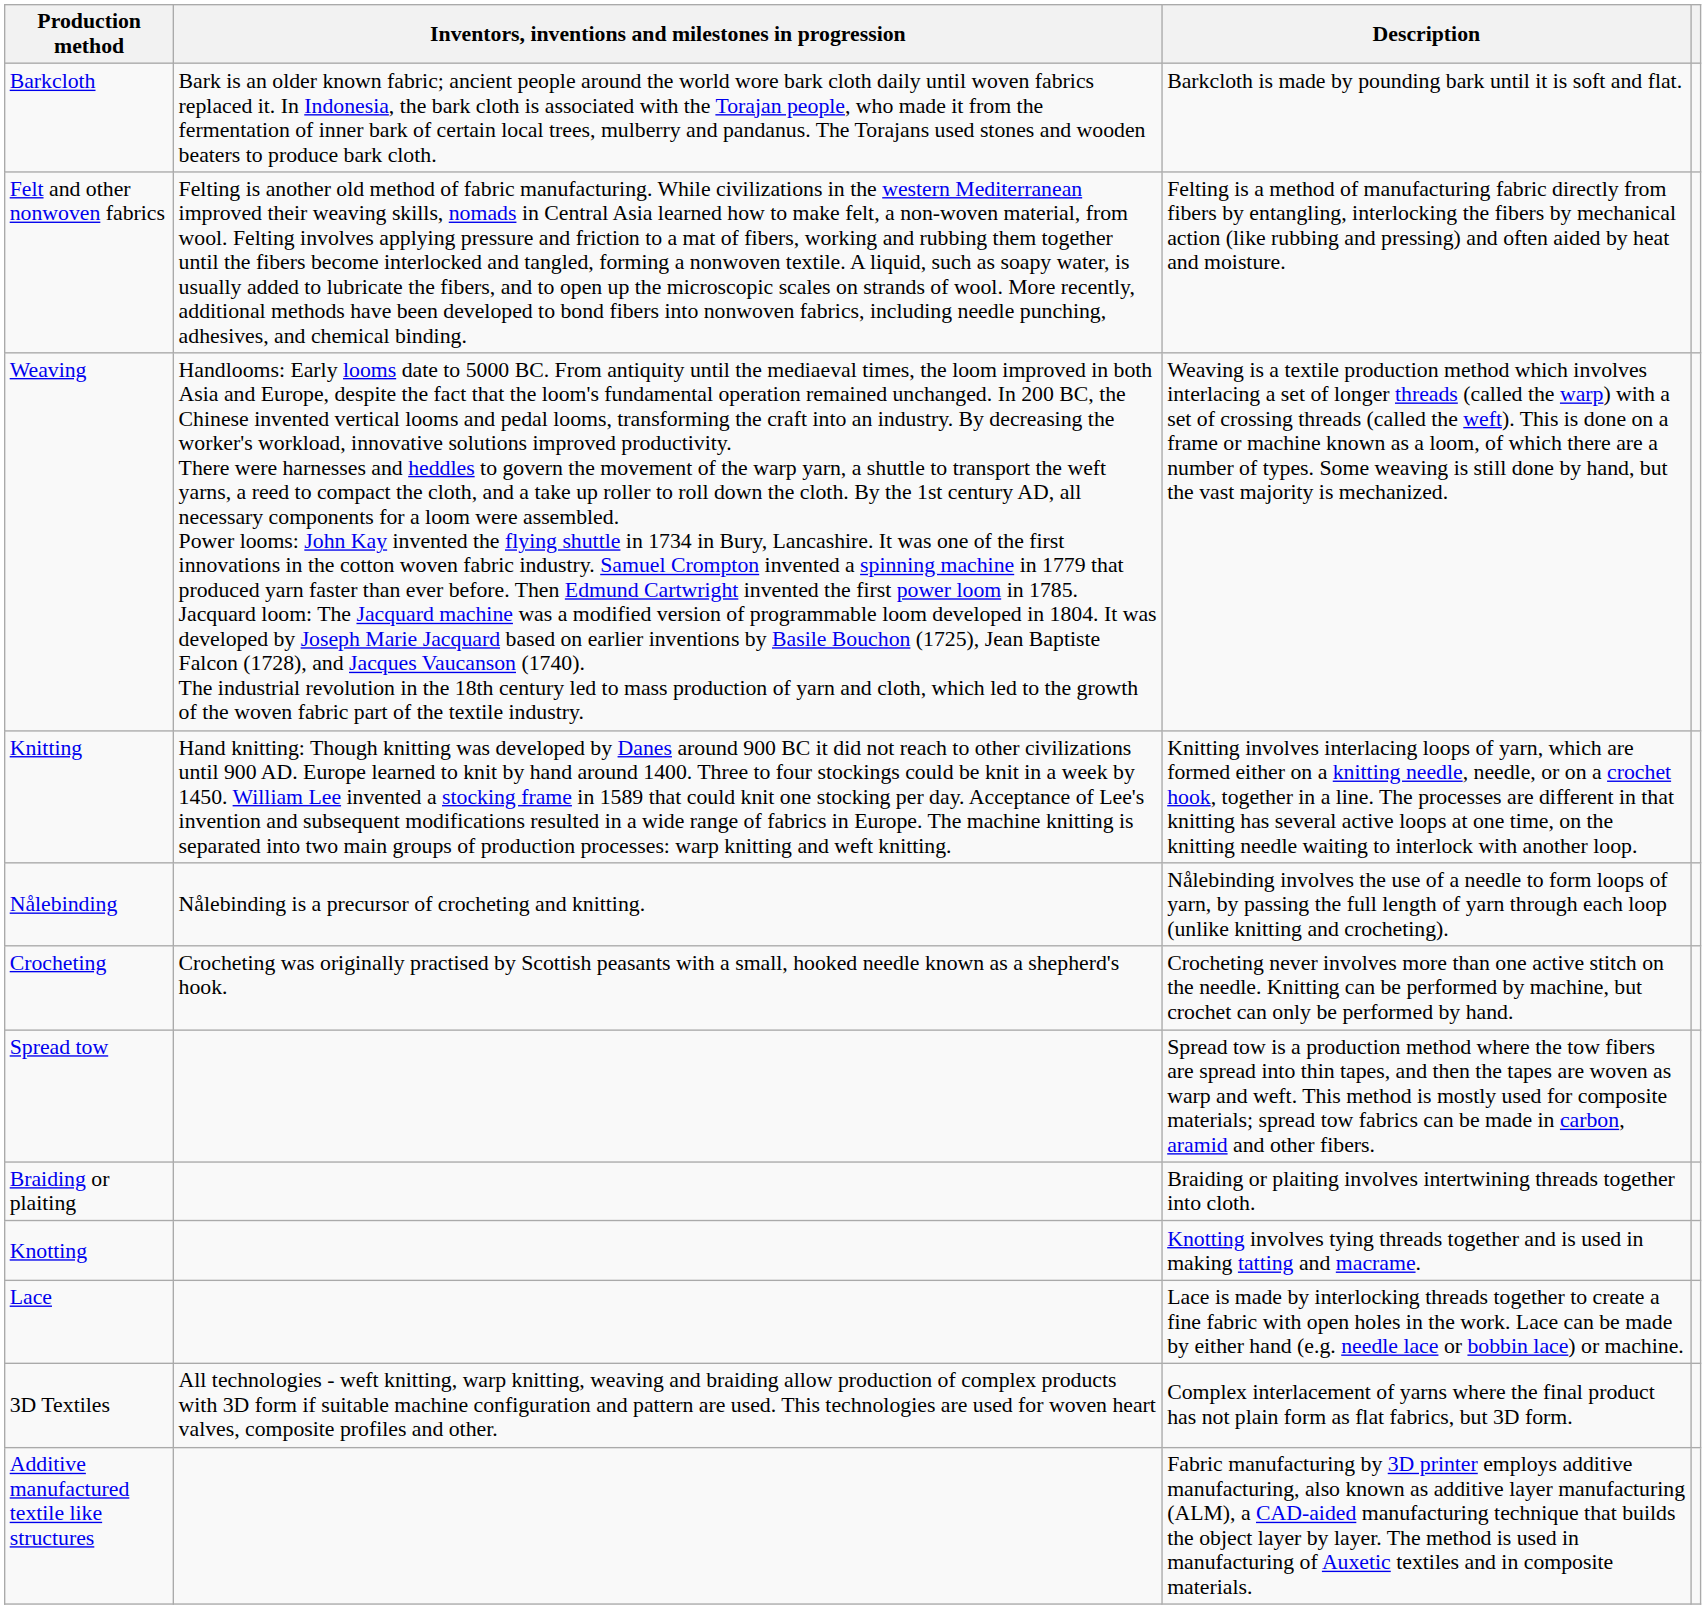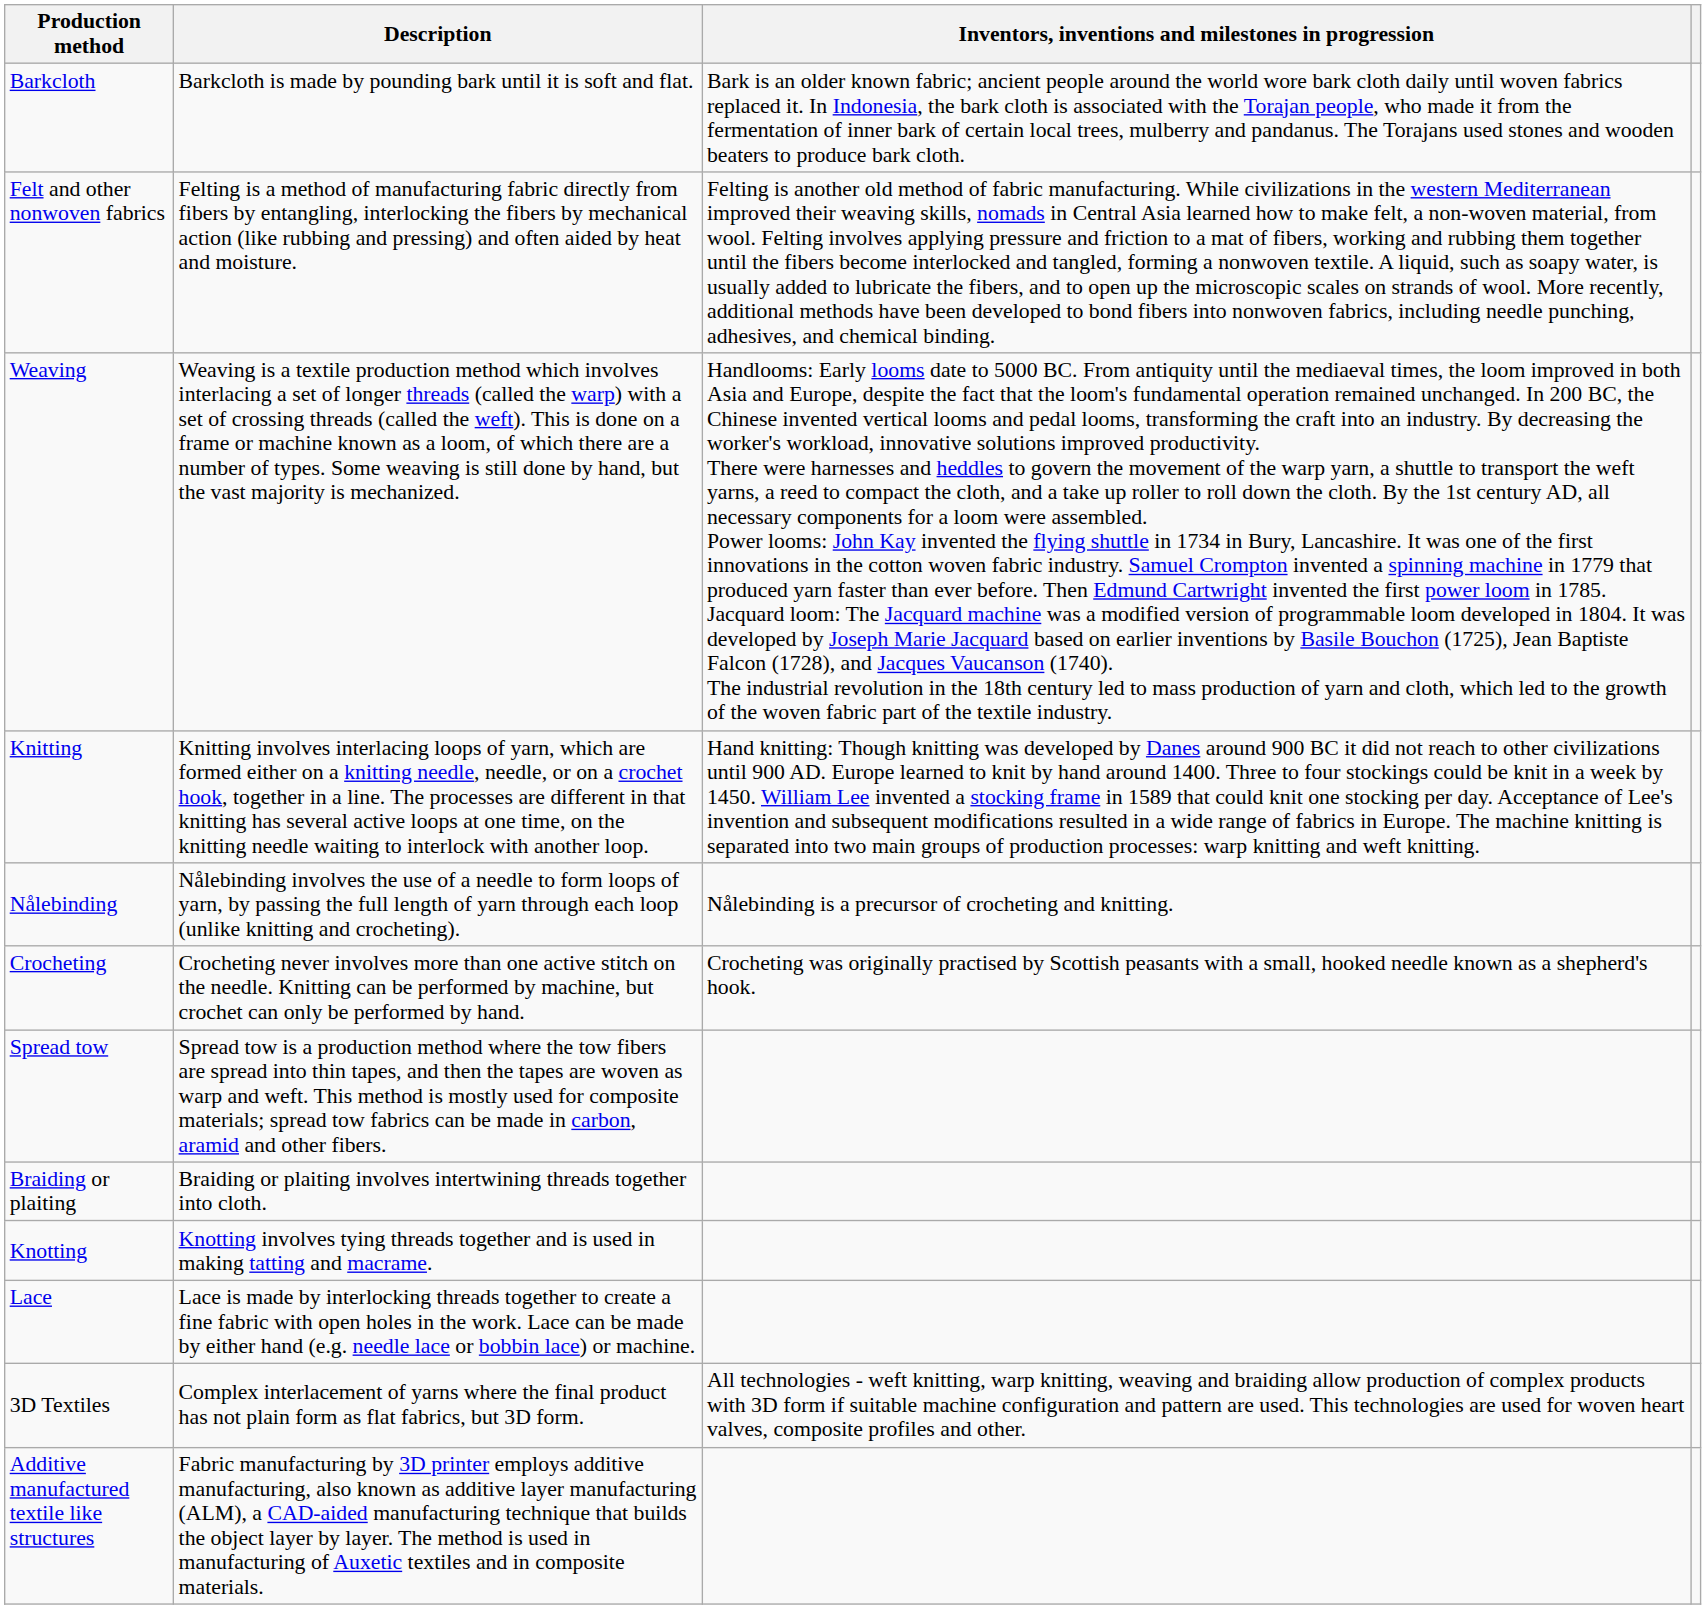columns swapped: (1426, 33) <-> (668, 33)
